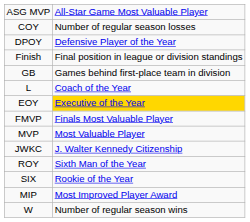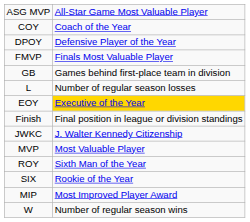(125, 27) Number of regular season losses -> (93, 27) Coach of the Year
rows swapped: (28, 57) <-> (28, 118)
(93, 88) Coach of the Year -> (125, 88) Number of regular season losses
rows swapped: (28, 149) <-> (28, 133)
